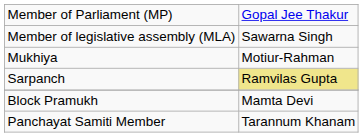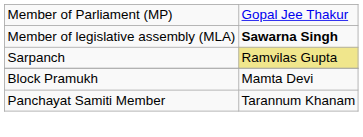(287, 36) normal -> (290, 36) bold
- row: (33, 57)
